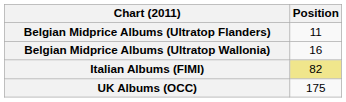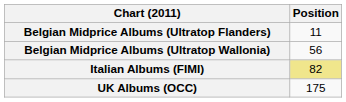(316, 50) 16 -> (316, 50) 56
